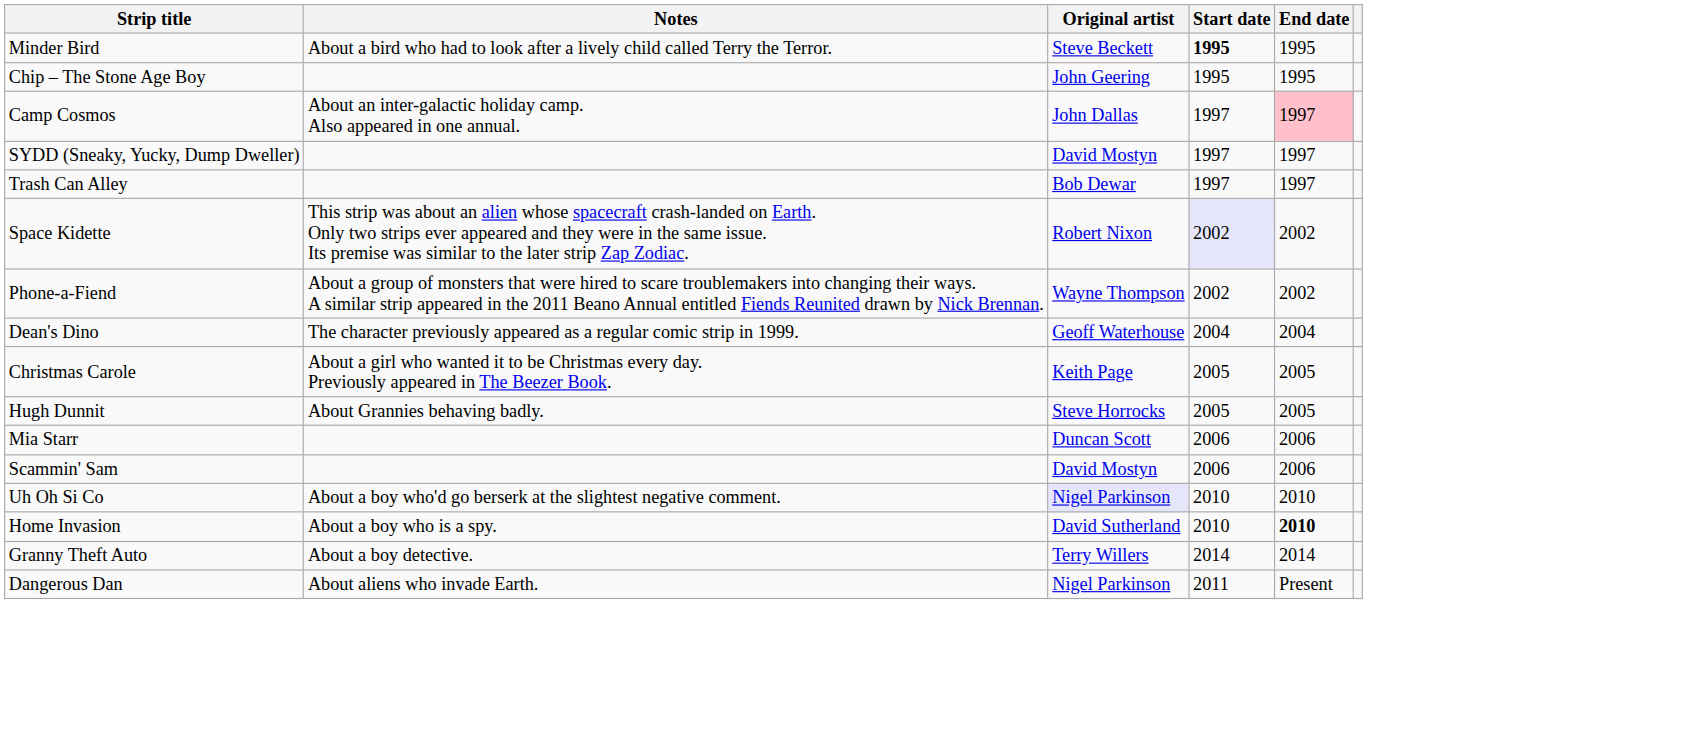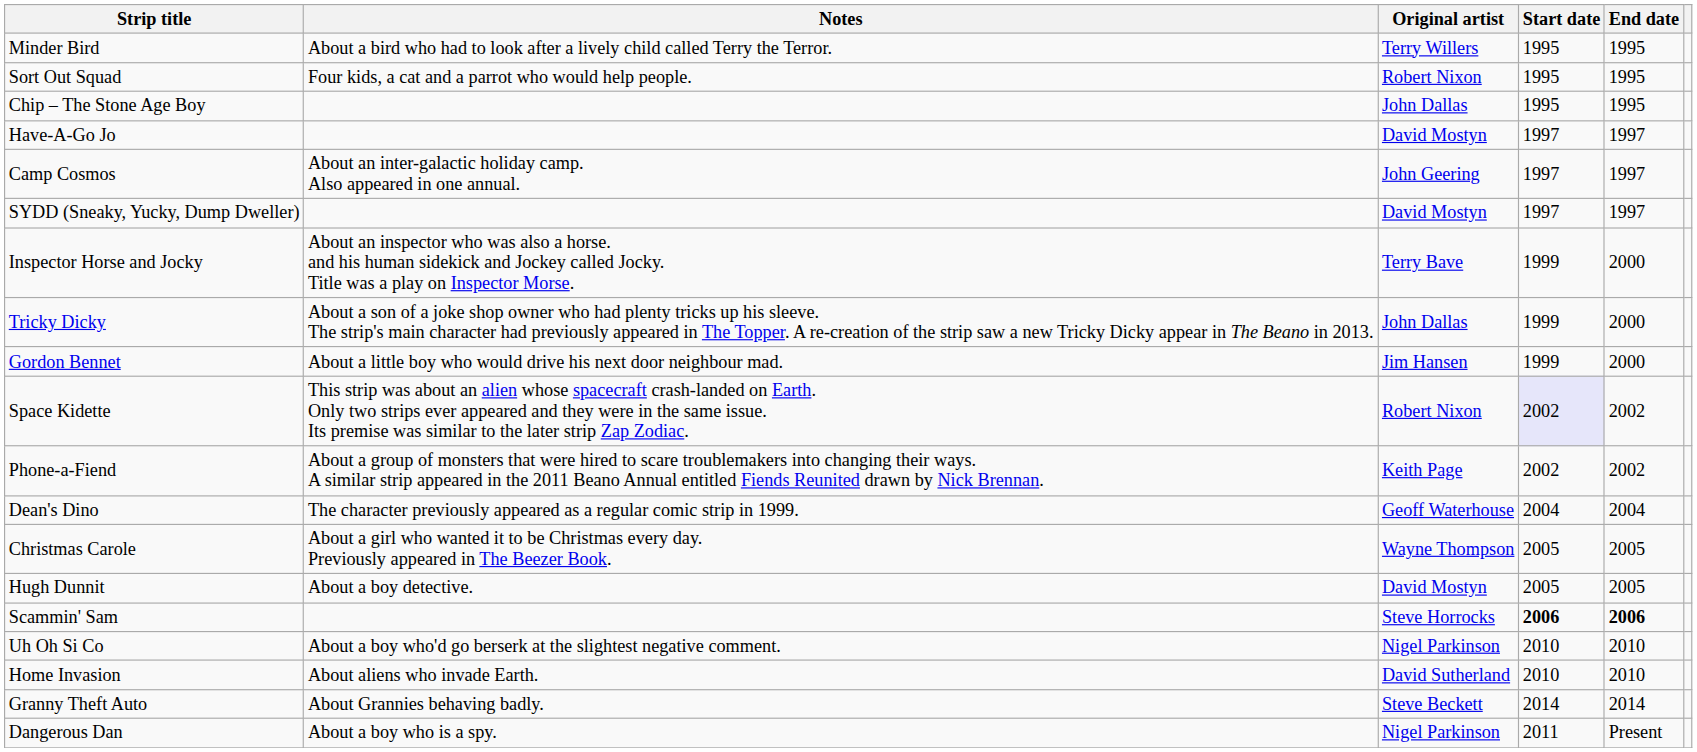(1103, 47) Steve Beckett -> (1430, 47) Terry Willers
(1211, 47) bold -> (1541, 47) normal
+ row: (65, 76)
(1101, 76) John Geering -> (1425, 105) John Dallas
+ row: (62, 134)
(1095, 116) John Dallas -> (1431, 173) John Geering
(1297, 116) pink background -> (1627, 173) no background
- row: (68, 184)
+ row: (106, 262)
+ row: (57, 322)
+ row: (65, 361)
(1118, 293) Wayne Thompson -> (1422, 470) Keith Page
(1093, 371) Keith Page -> (1448, 548) Wayne Thompson
(426, 410) About Grannies behaving badly. -> (391, 588) About a boy detective.
(1109, 410) Steve Horrocks -> (1434, 588) David Mostyn
- row: (43, 439)
(1105, 468) David Mostyn -> (1438, 617) Steve Horrocks
(1211, 468) normal -> (1541, 617) bold
(1297, 468) normal -> (1627, 617) bold
(1111, 497) lavender background -> (1441, 645) no background
(402, 526) About a boy who is a spy. -> (423, 674) About aliens who invade Earth.
(1297, 526) bold -> (1627, 674) normal
(391, 555) About a boy detective. -> (426, 703) About Grannies behaving badly.
(1100, 555) Terry Willers -> (1432, 703) Steve Beckett
(423, 584) About aliens who invade Earth. -> (402, 732) About a boy who is a spy.
